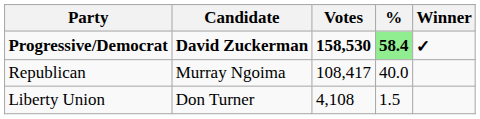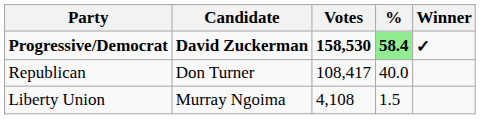(231, 72) Murray Ngoima -> (215, 72) Don Turner
(215, 99) Don Turner -> (231, 99) Murray Ngoima
